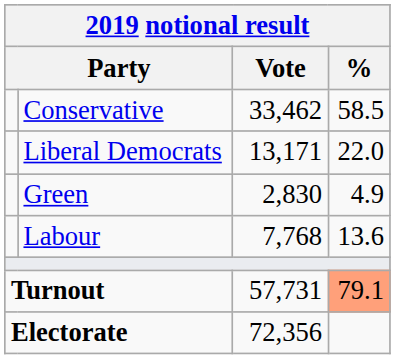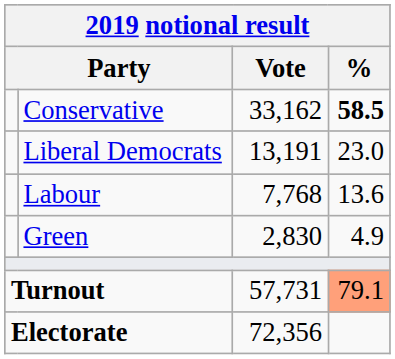(285, 109) 33,462 -> (285, 109) 33,162
(361, 109) normal -> (361, 109) bold
(285, 151) 13,171 -> (285, 151) 13,191
(361, 151) 22.0 -> (361, 151) 23.0
rows swapped: (62, 236) <-> (56, 194)
